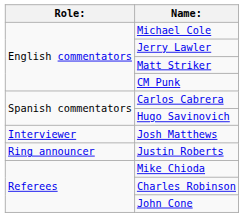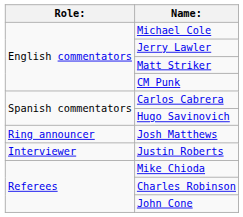(42, 134) Interviewer -> (51, 134) Ring announcer
(51, 152) Ring announcer -> (42, 152) Interviewer
